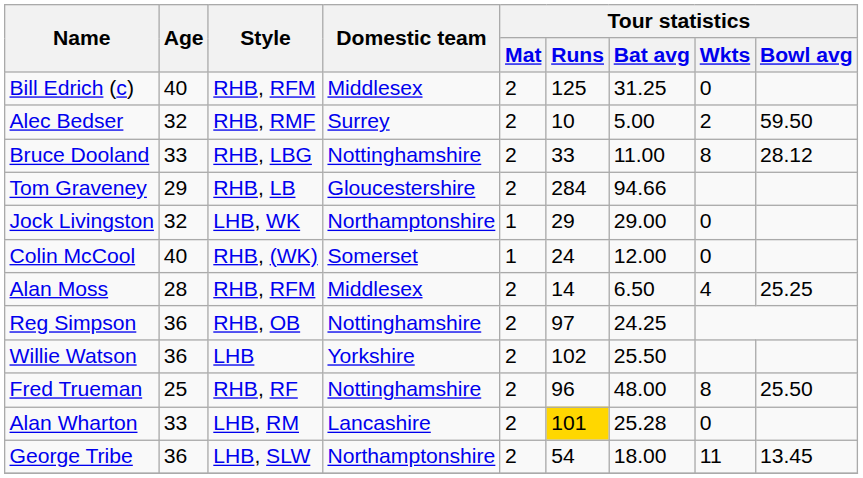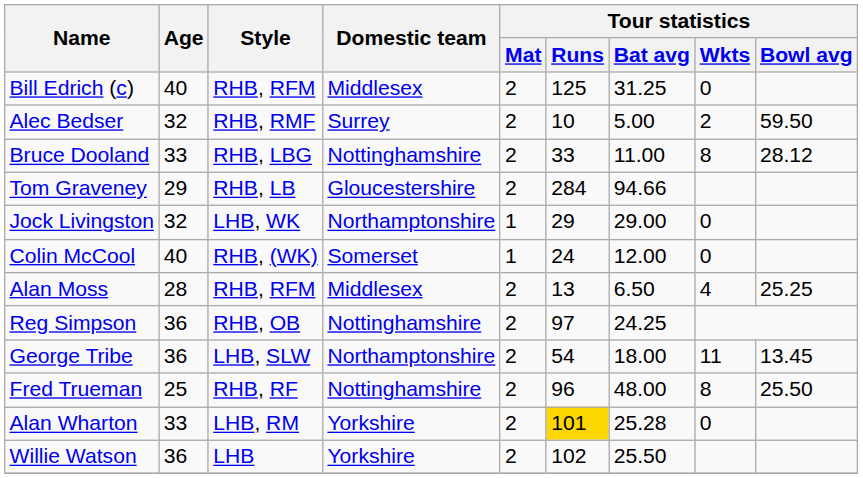(563, 289) 14 -> (563, 289) 13
rows swapped: (71, 456) <-> (73, 356)
(379, 423) Lancashire -> (371, 423) Yorkshire
